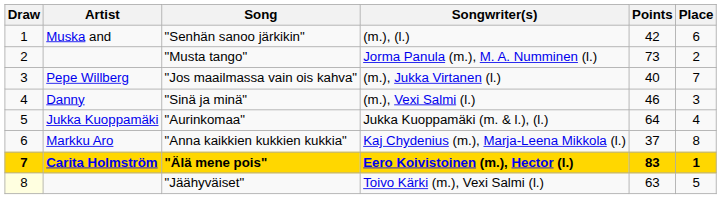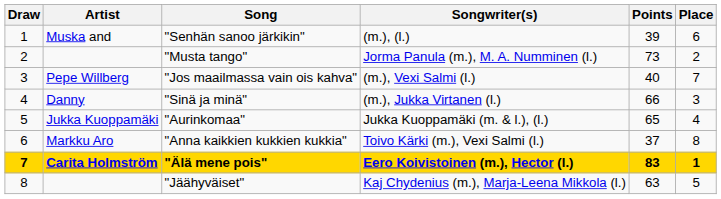(652, 36) 42 -> (652, 36) 39
(432, 78) (m.), Jukka Virtanen (l.) -> (419, 78) (m.), Vexi Salmi (l.)
(419, 99) (m.), Vexi Salmi (l.) -> (432, 99) (m.), Jukka Virtanen (l.)
(652, 99) 46 -> (652, 99) 66
(652, 120) 64 -> (652, 120) 65
(495, 141) Kaj Chydenius (m.), Marja-Leena Mikkola (l.) -> (454, 141) Toivo Kärki (m.), Vexi Salmi (l.)
(24, 183) lightyellow background -> (24, 183) no background
(454, 183) Toivo Kärki (m.), Vexi Salmi (l.) -> (495, 183) Kaj Chydenius (m.), Marja-Leena Mikkola (l.)
